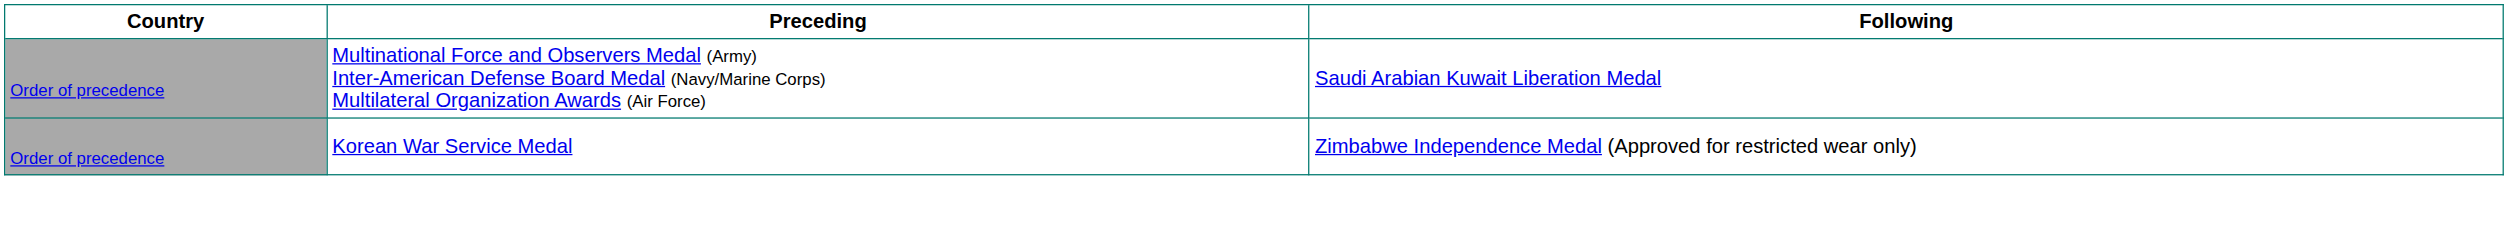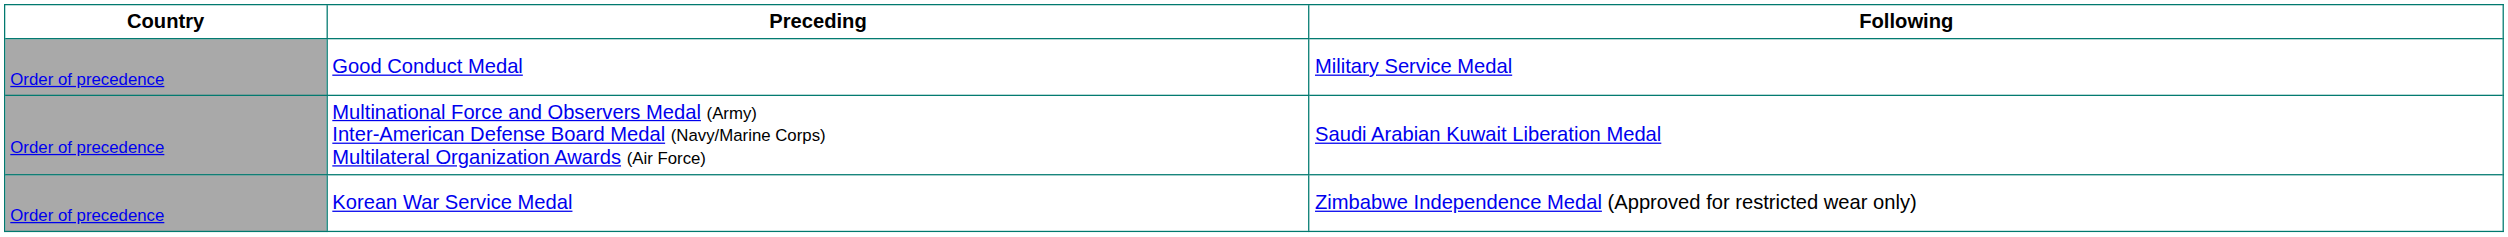+ row: (428, 66)
